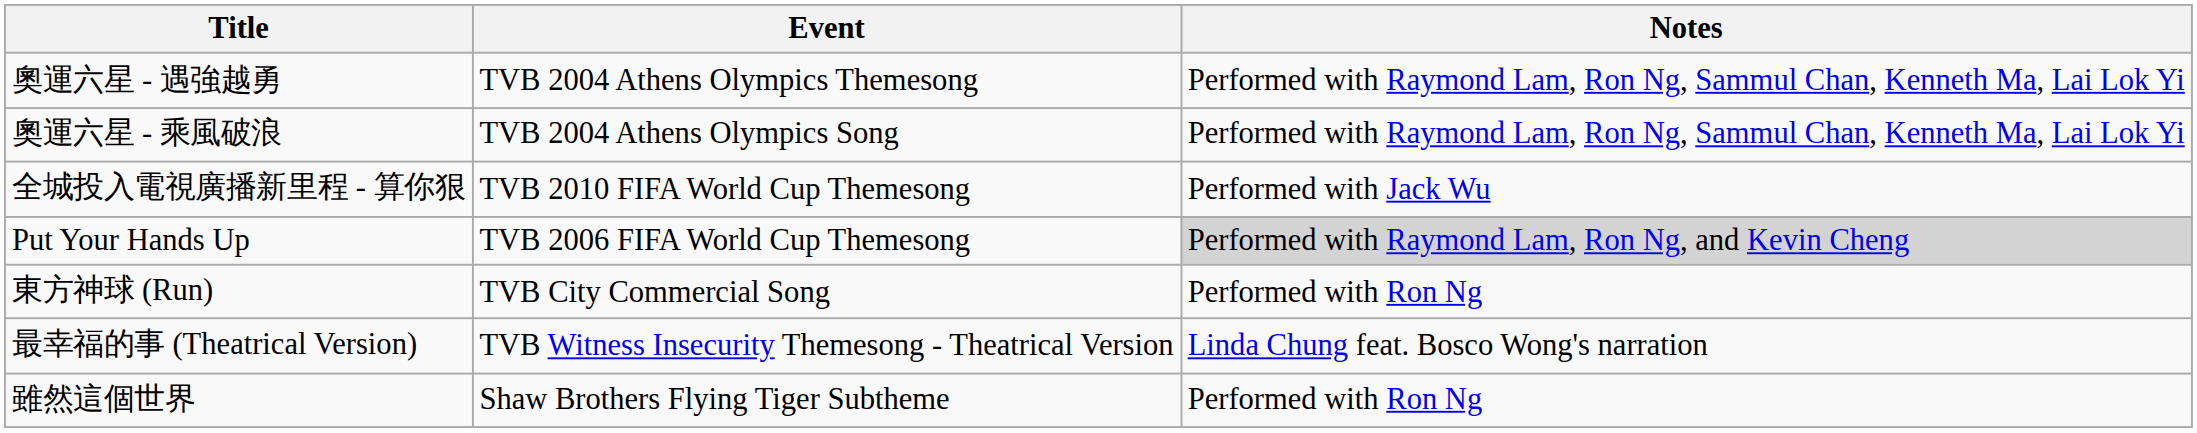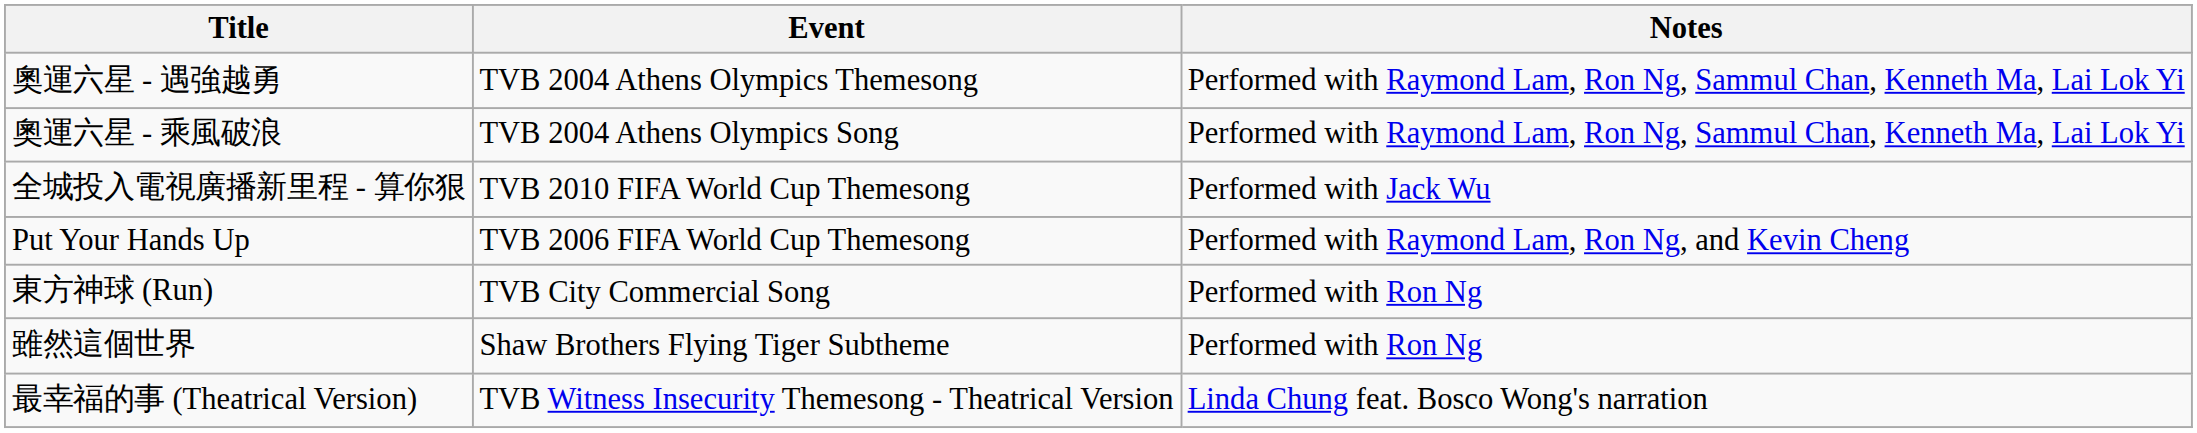(1548, 239) lightgrey background -> (1548, 239) no background
rows swapped: (215, 344) <-> (104, 398)
